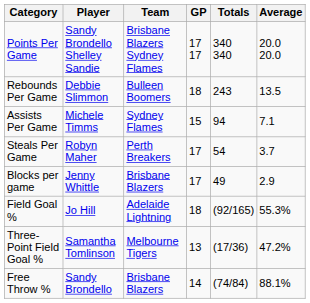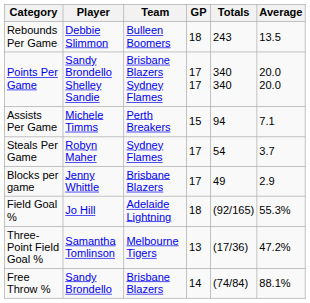rows swapped: (32, 49) <-> (32, 91)
(145, 121) Sydney Flames -> (149, 121) Perth Breakers
(149, 151) Perth Breakers -> (145, 151) Sydney Flames
